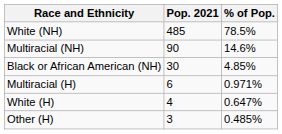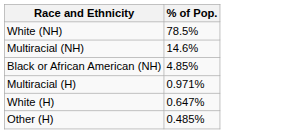- column: (193, 13)
